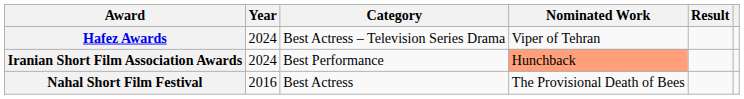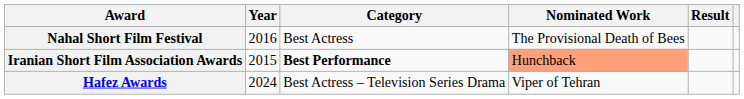rows swapped: (125, 37) <-> (125, 82)
(263, 60) 2024 -> (263, 60) 2015
(334, 60) normal -> (337, 60) bold
